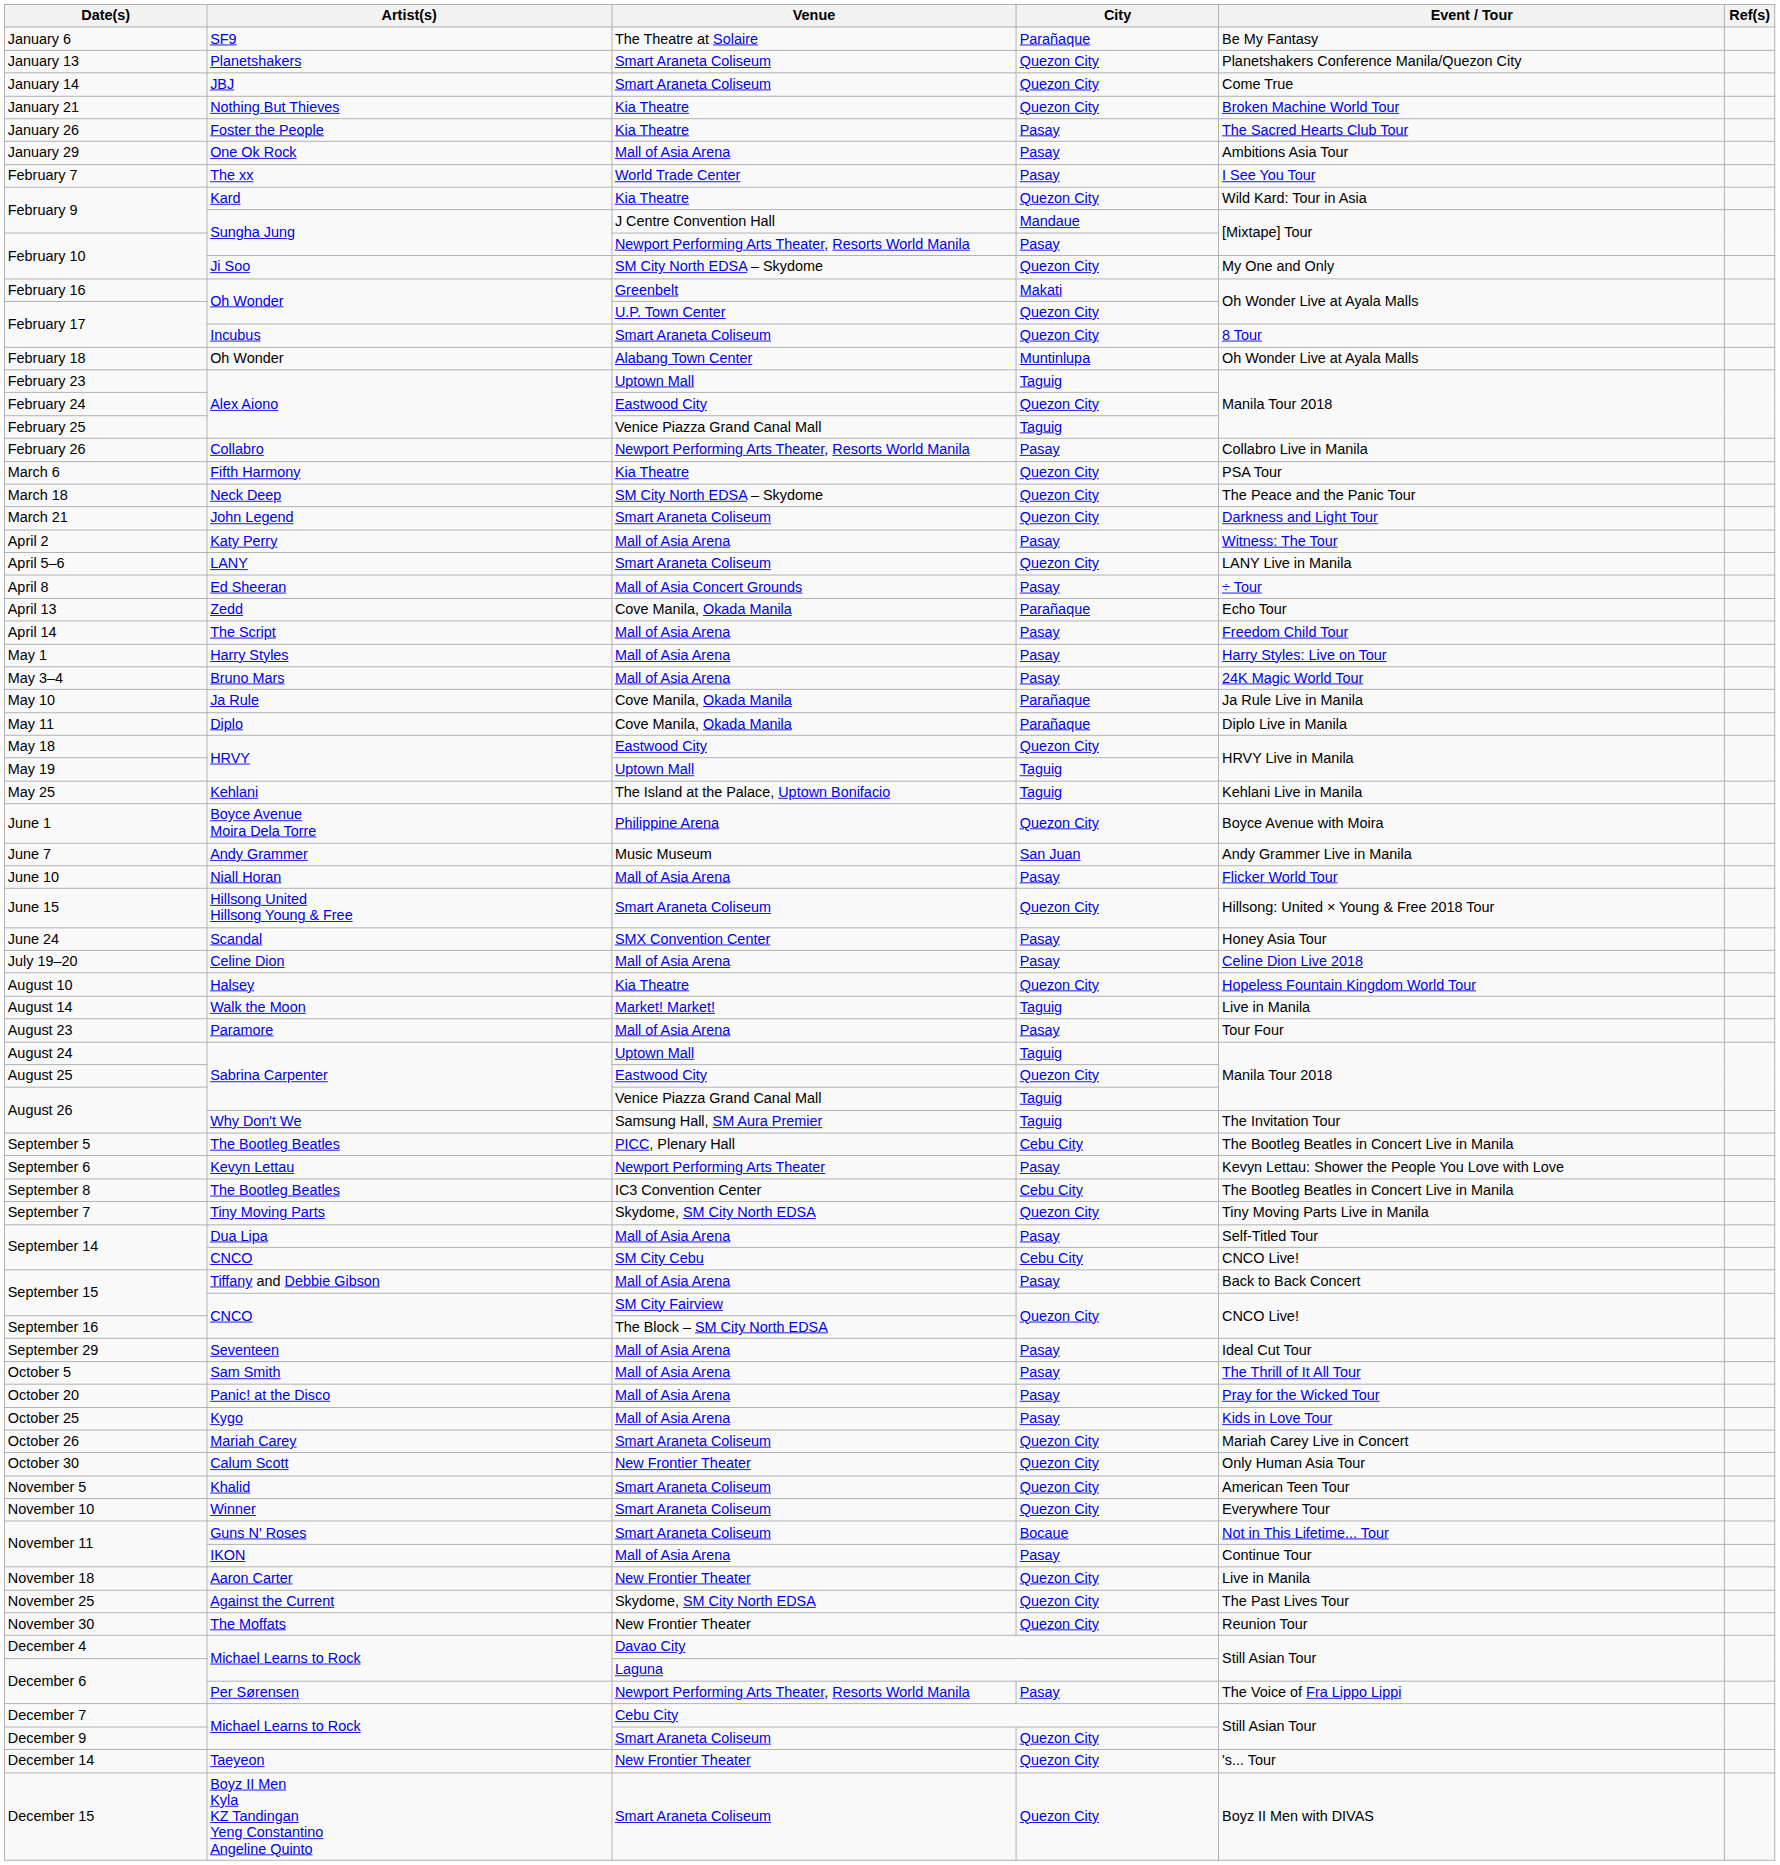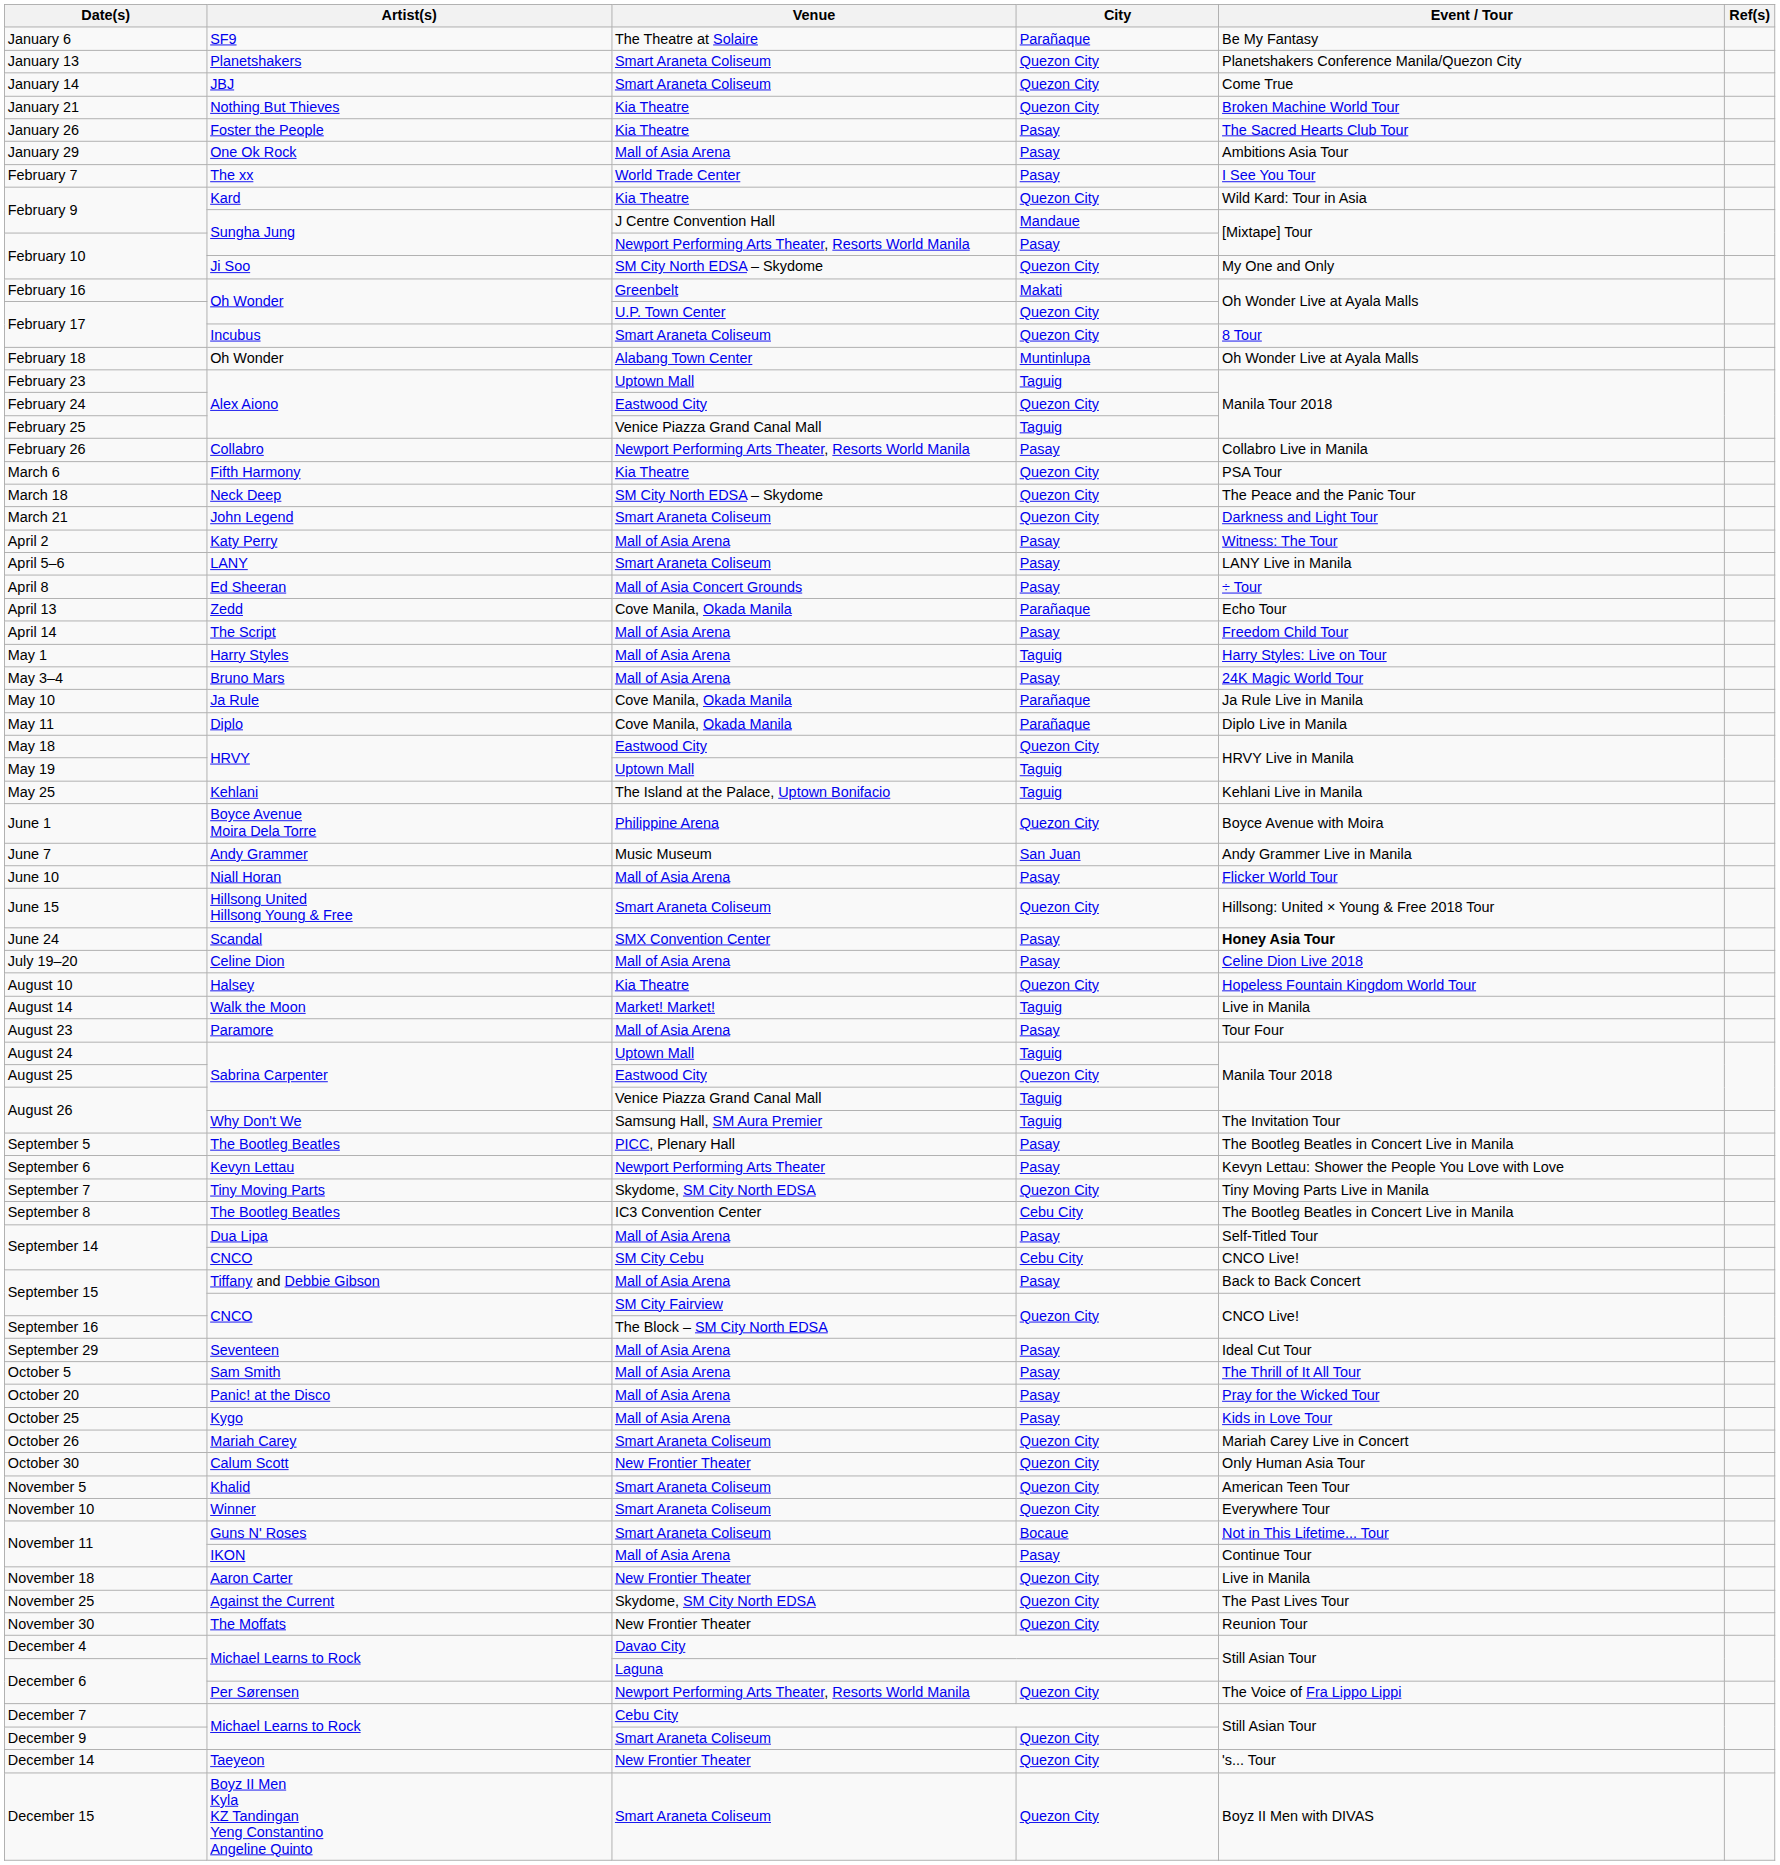(1059, 564) Quezon City -> (1040, 564) Pasay
(1040, 655) Pasay -> (1041, 655) Taguig
(1274, 938) normal -> (1278, 938) bold
(1051, 1144) Cebu City -> (1040, 1144) Pasay
rows swapped: (49, 1213) <-> (49, 1190)
(1040, 1692) Pasay -> (1059, 1692) Quezon City
